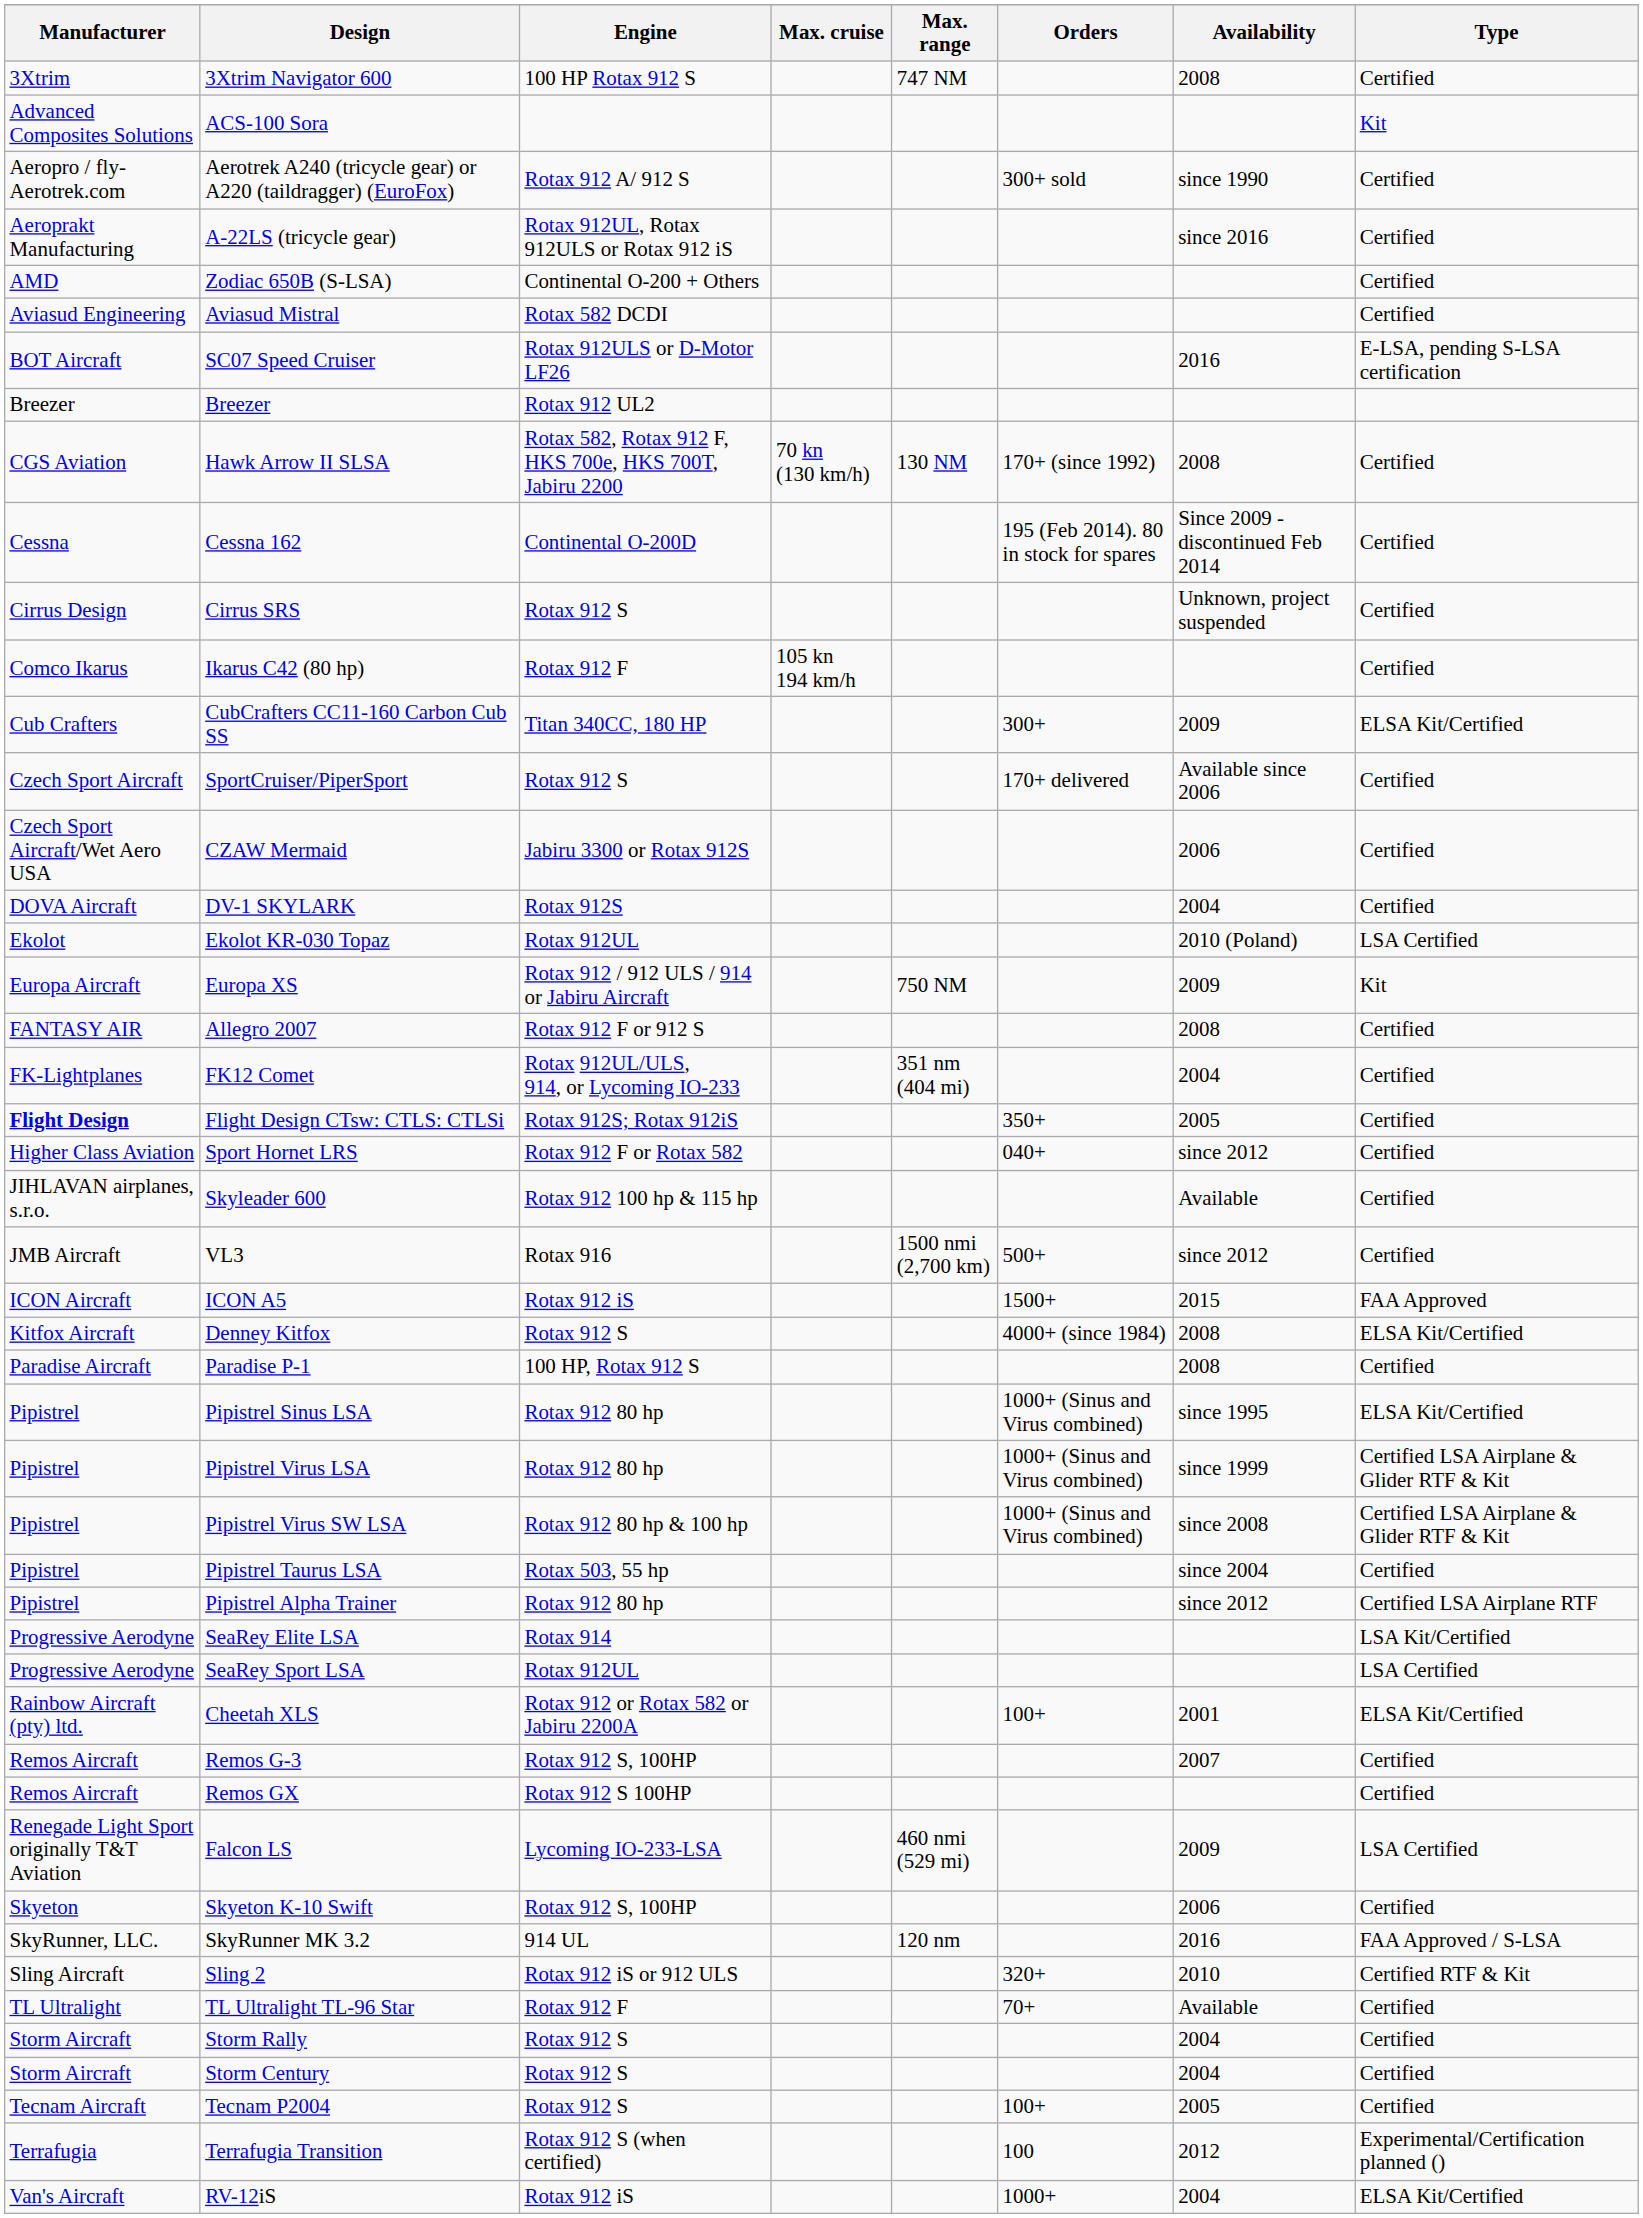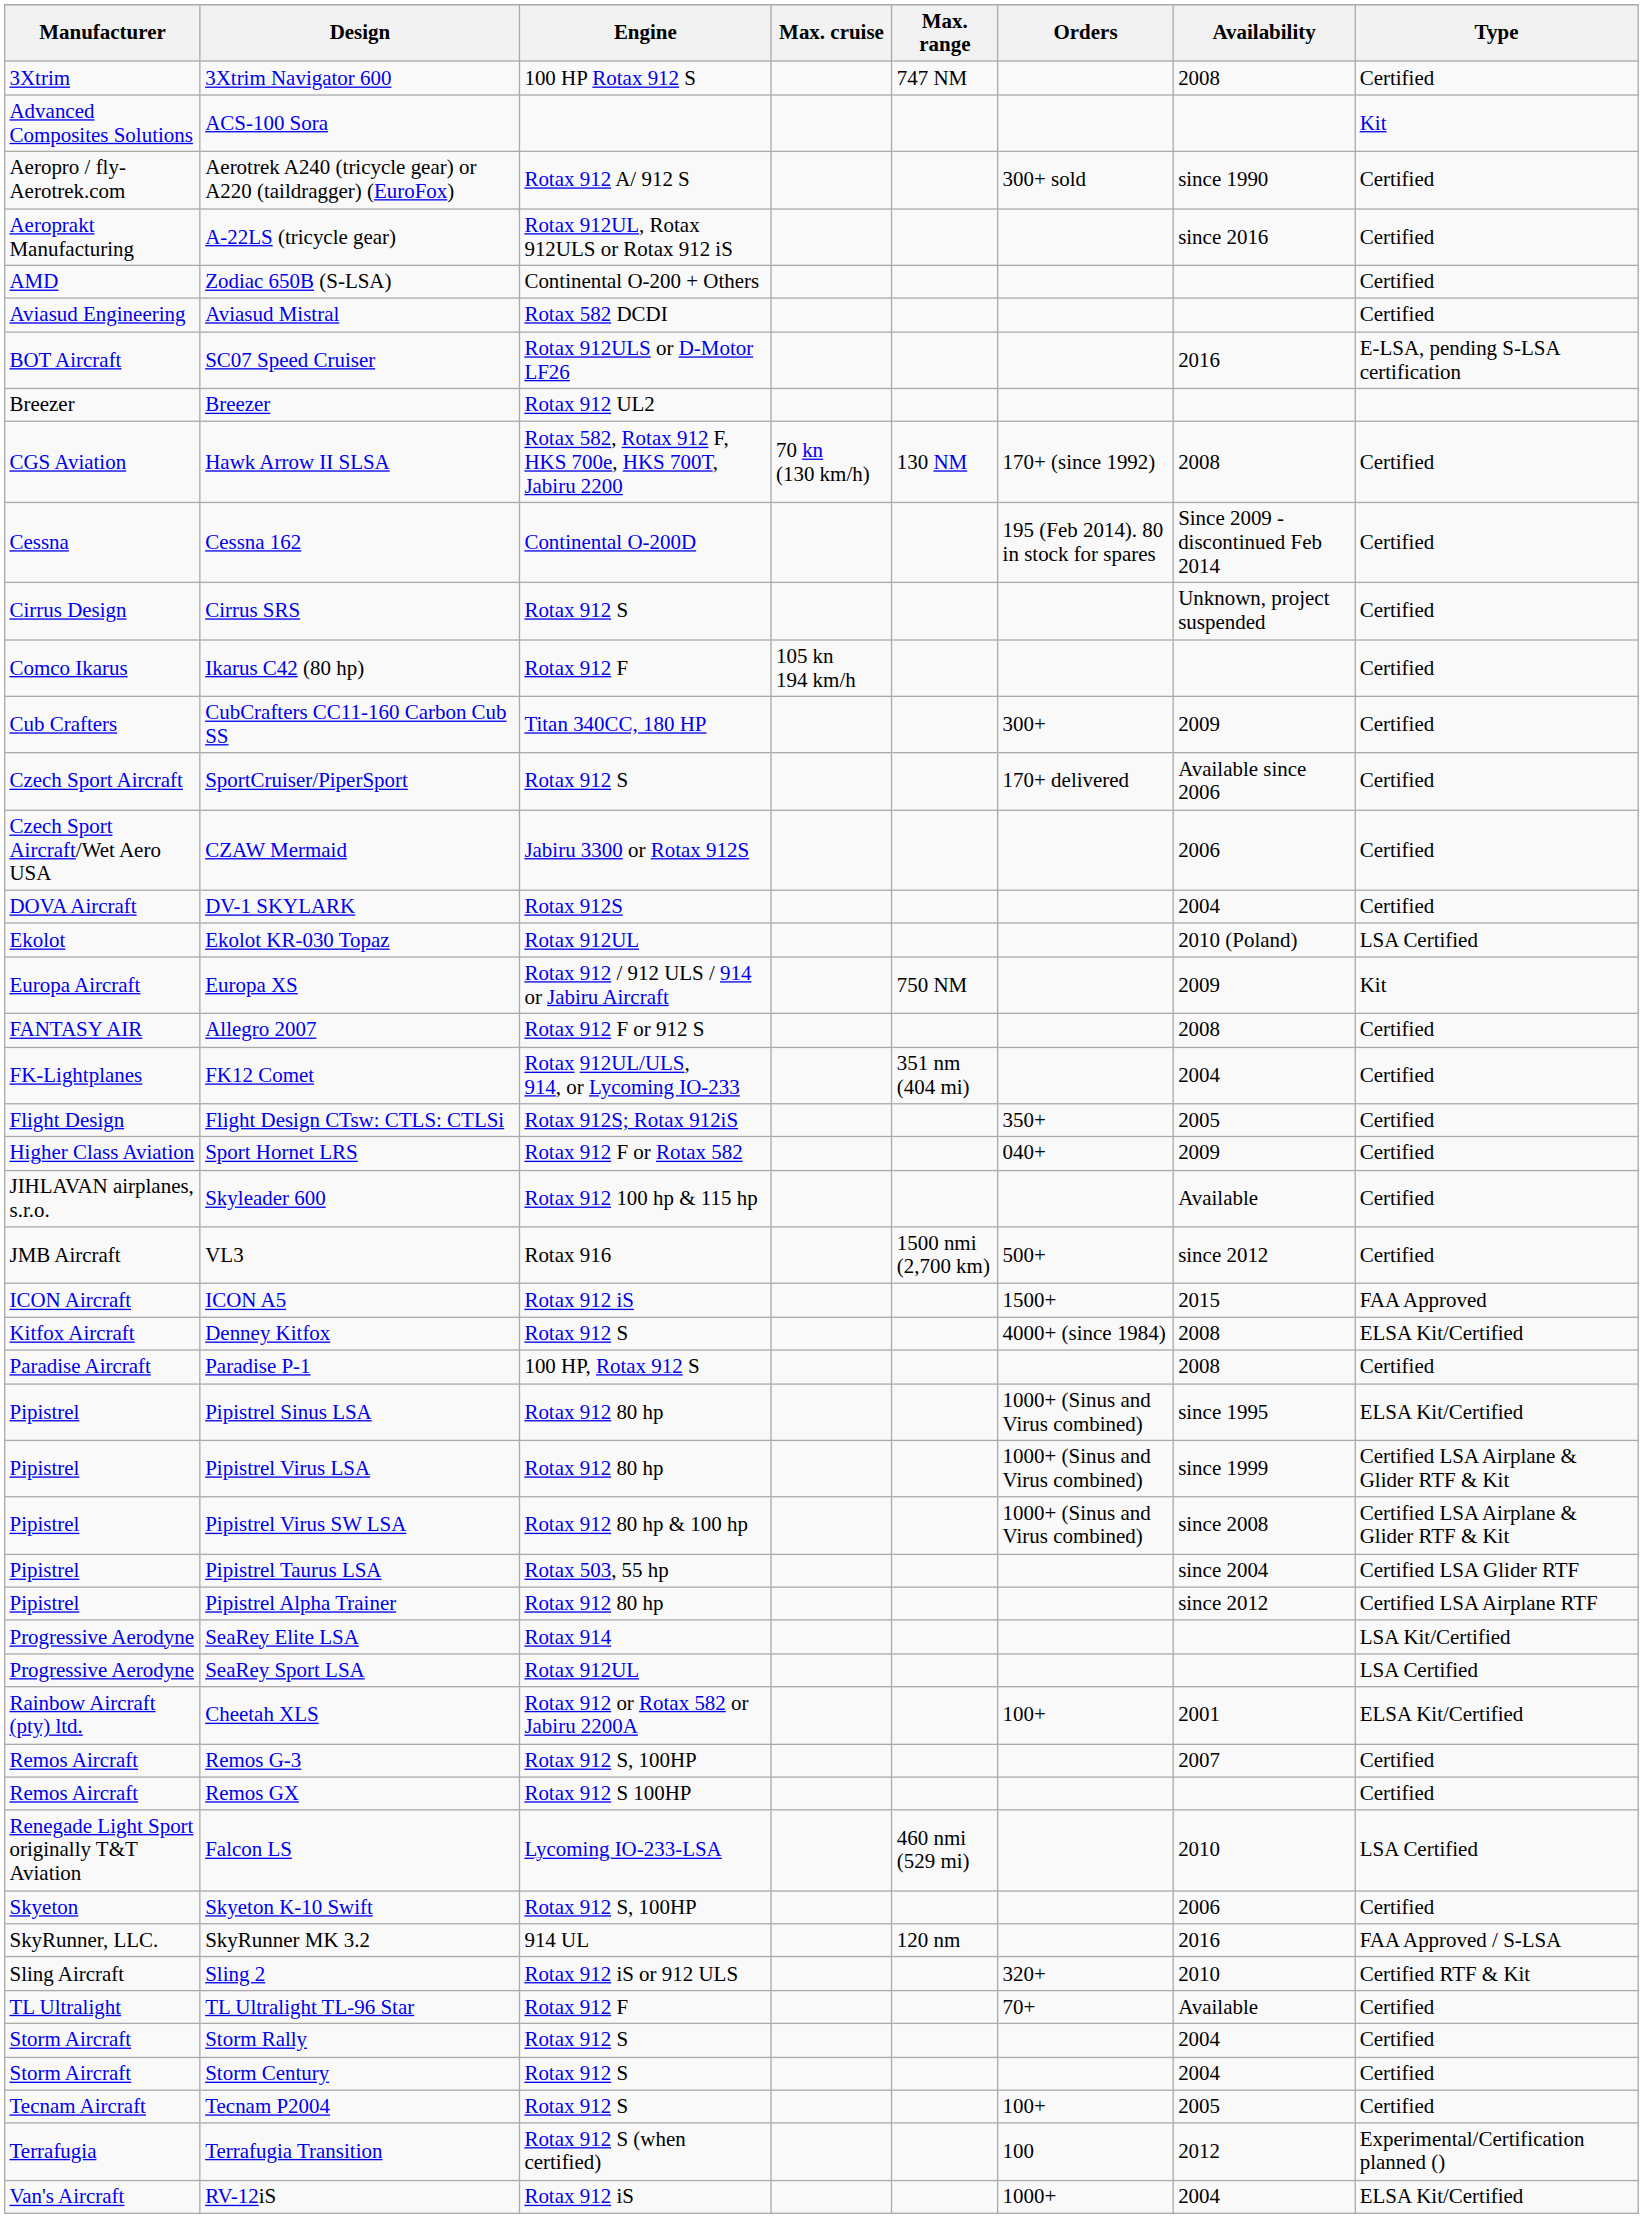(1441, 724) ELSA Kit/Certified -> (1397, 724) Certified
(69, 1120) bold -> (67, 1120) normal
(1223, 1153) since 2012 -> (1199, 1153) 2009
(1397, 1570) Certified -> (1469, 1570) Certified LSA Glider RTF
(1199, 1850) 2009 -> (1199, 1850) 2010
